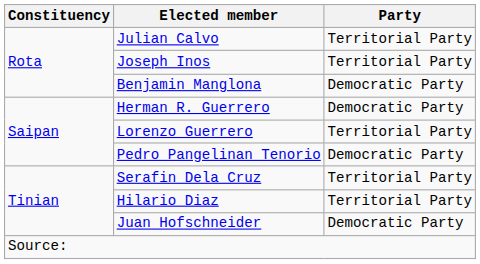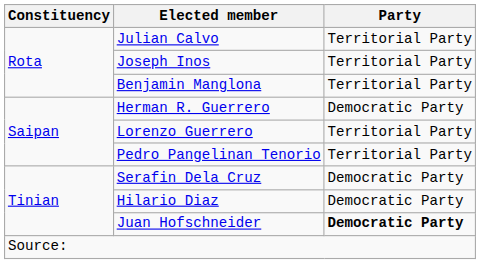(396, 85) Democratic Party -> (400, 85) Territorial Party
(396, 155) Democratic Party -> (400, 155) Territorial Party
(400, 178) Territorial Party -> (396, 178) Democratic Party
(400, 201) Territorial Party -> (396, 201) Democratic Party
(396, 224) normal -> (396, 224) bold
